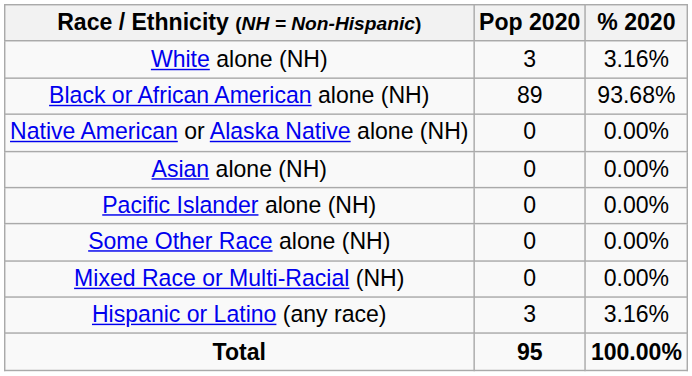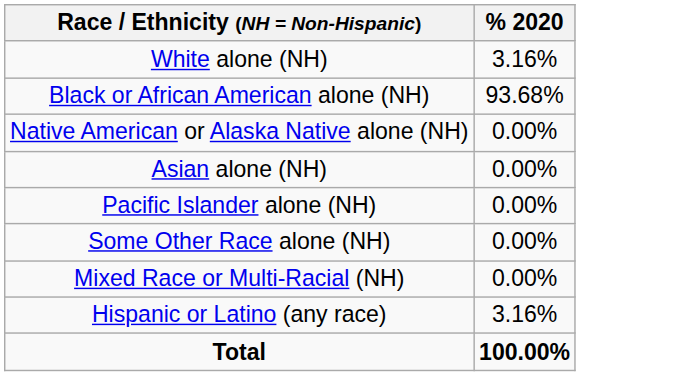- column: (530, 22)
